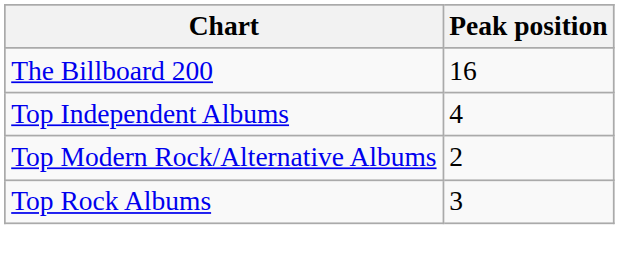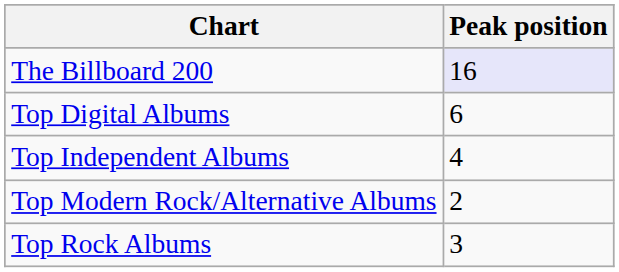(463, 69) no background -> (463, 69) lavender background
+ row: (120, 113)
